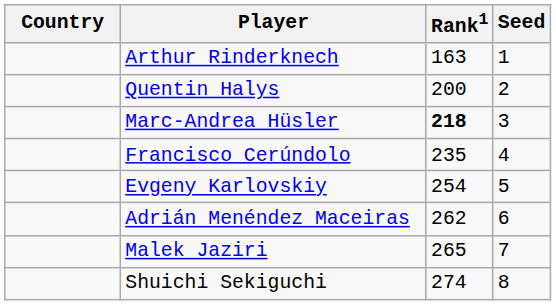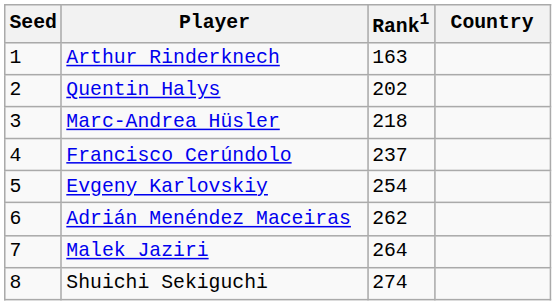columns swapped: (63, 23) <-> (522, 23)
(449, 90) 200 -> (390, 90) 202
(449, 123) bold -> (390, 123) normal
(449, 155) 235 -> (390, 155) 237
(449, 251) 265 -> (390, 251) 264
